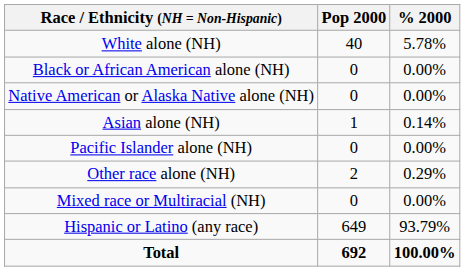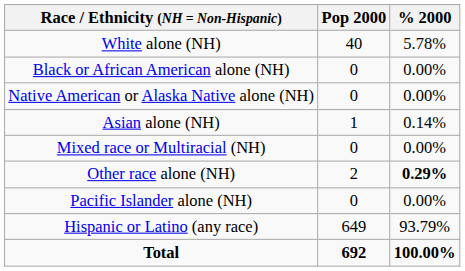rows swapped: (161, 148) <-> (161, 200)
(425, 174) normal -> (425, 174) bold
